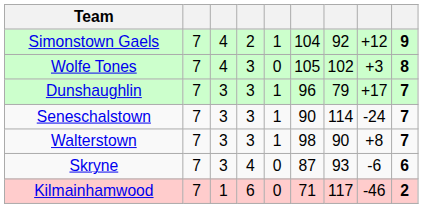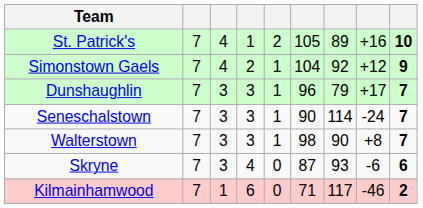+ row: (94, 41)
- row: (94, 66)
